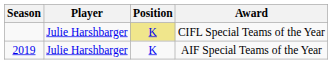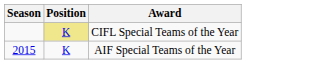- column: (87, 13)
(24, 50) 2019 -> (24, 50) 2015
